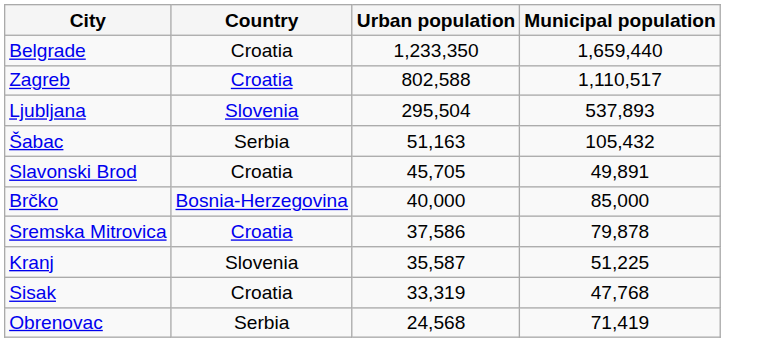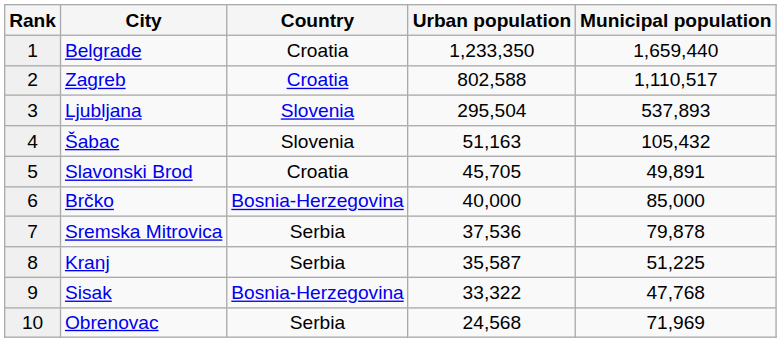+ column: (33, 20)
(262, 141) Serbia -> (317, 141) Slovenia
(262, 232) Croatia -> (317, 232) Serbia
(436, 232) 37,586 -> (492, 232) 37,536
(262, 262) Slovenia -> (317, 262) Serbia
(262, 293) Croatia -> (318, 293) Bosnia-Herzegovina
(436, 293) 33,319 -> (492, 293) 33,322
(620, 323) 71,419 -> (676, 323) 71,969
